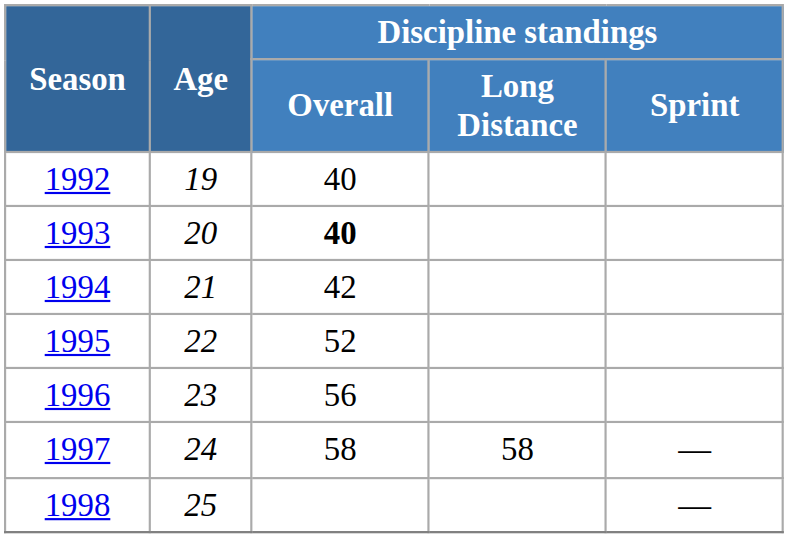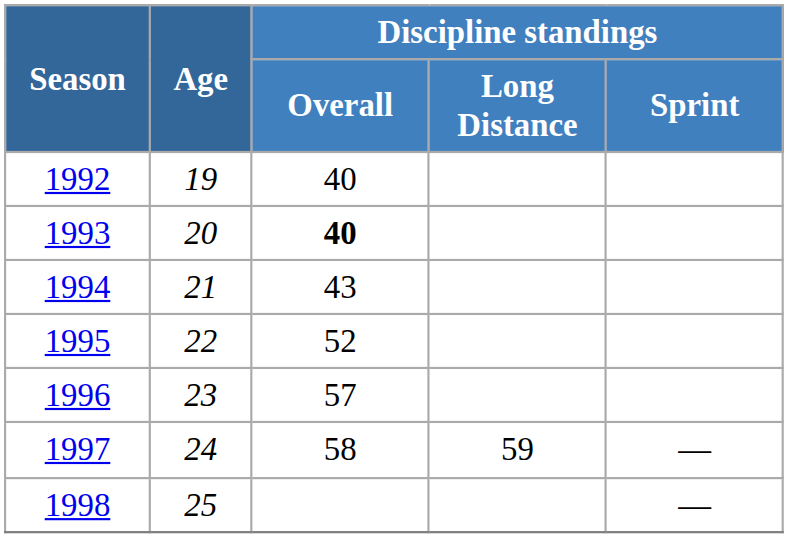(340, 287) 42 -> (340, 287) 43
(340, 395) 56 -> (340, 395) 57
(517, 449) 58 -> (517, 449) 59
